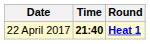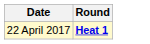- column: (89, 13)
